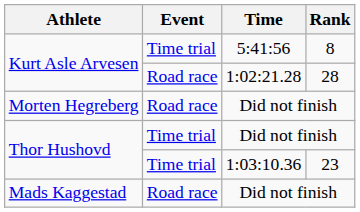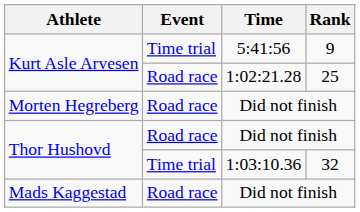(330, 48) 8 -> (330, 48) 9
(330, 77) 28 -> (330, 77) 25
(181, 135) Time trial -> (182, 135) Road race
(330, 164) 23 -> (330, 164) 32
